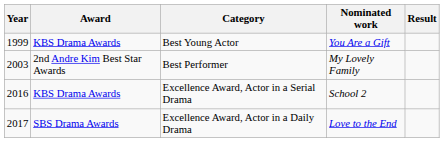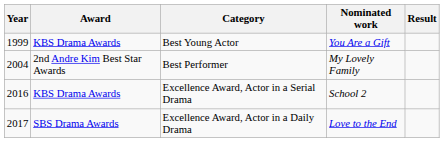(18, 65) 2003 -> (18, 65) 2004
